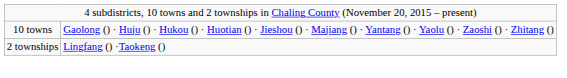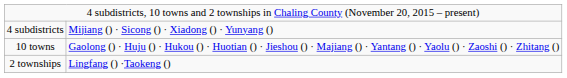+ row: (35, 30)
